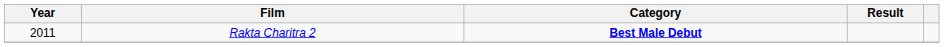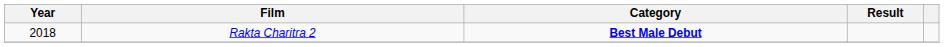(43, 32) 2011 -> (43, 32) 2018
